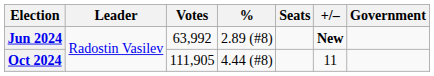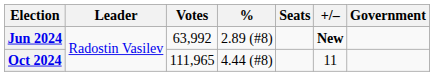(192, 60) 111,905 -> (192, 60) 111,965
